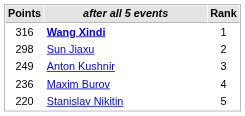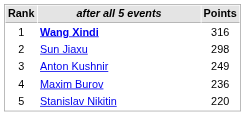columns swapped: (223, 14) <-> (25, 14)
